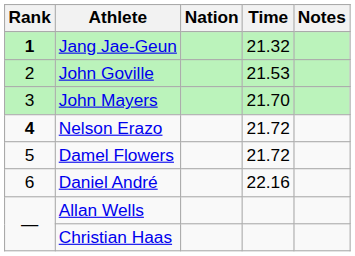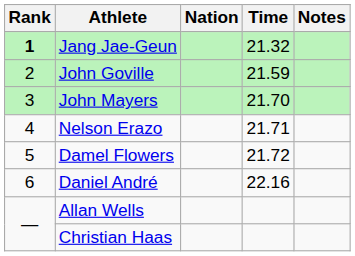(268, 73) 21.53 -> (268, 73) 21.59
(30, 127) bold -> (30, 127) normal
(268, 127) 21.72 -> (268, 127) 21.71
